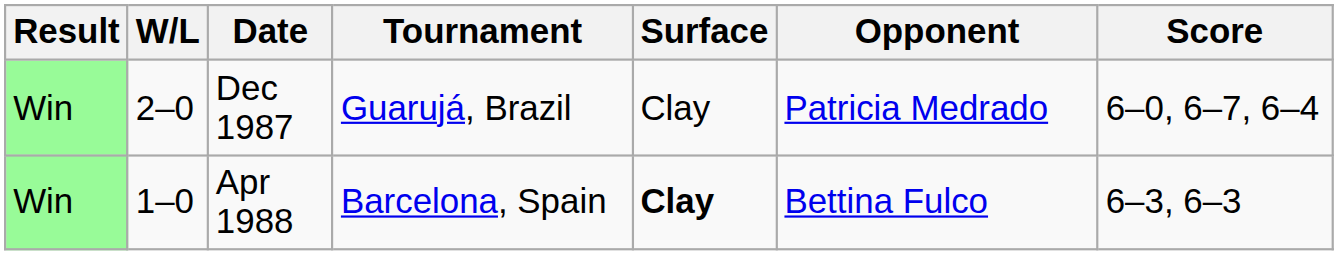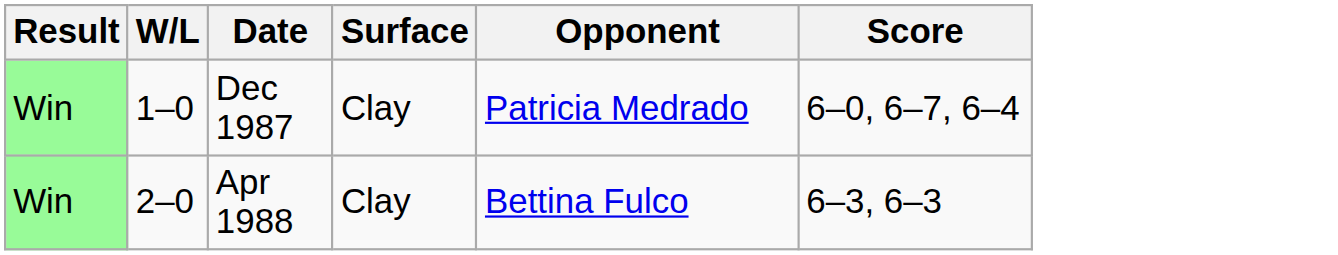- column: (483, 32)
(165, 107) 2–0 -> (165, 107) 1–0
(165, 201) 1–0 -> (165, 201) 2–0
(677, 201) bold -> (376, 201) normal
